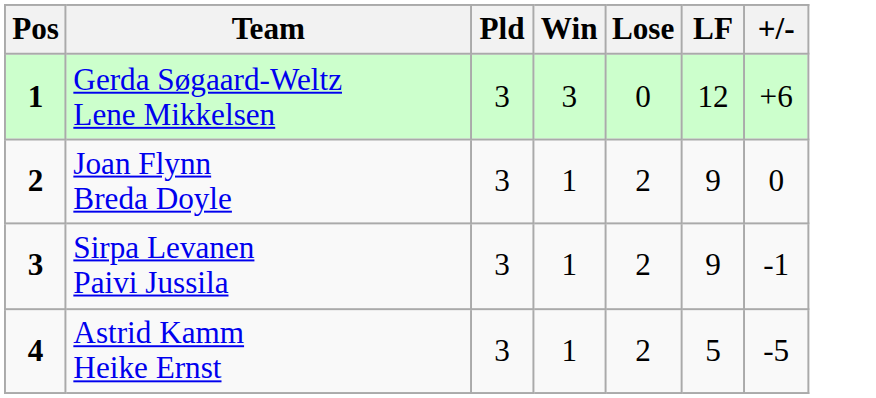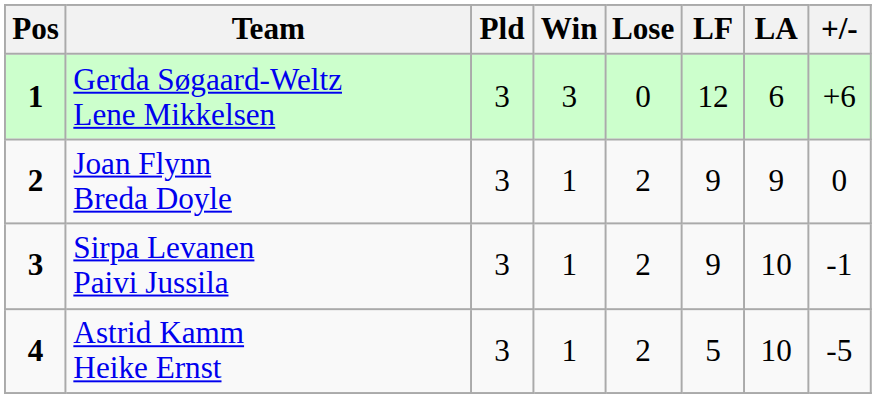+ column: (776, 29)
